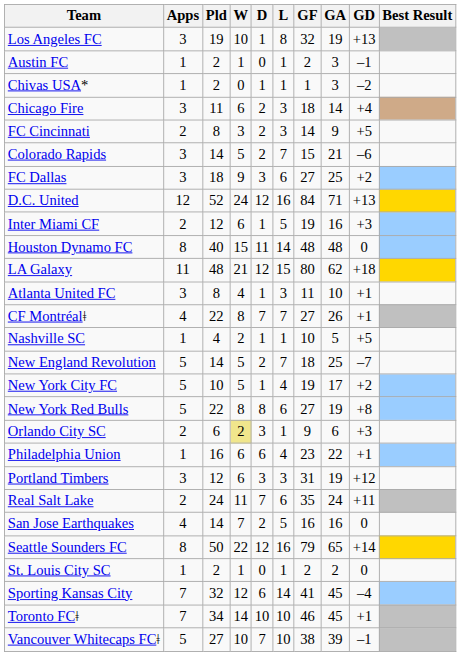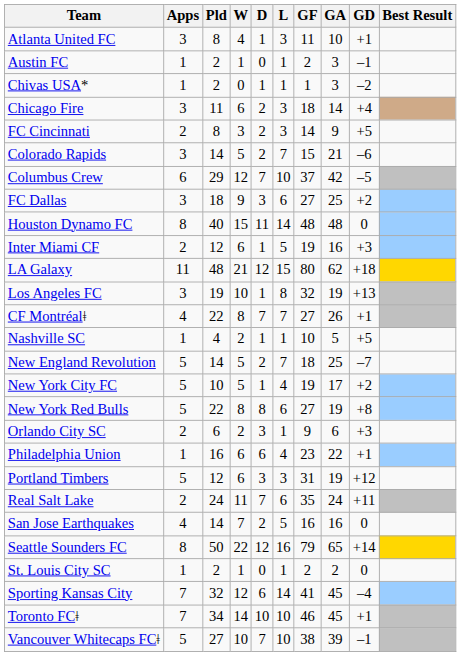rows swapped: (62, 293) <-> (55, 39)
+ row: (55, 177)
- row: (43, 200)
rows swapped: (70, 246) <-> (54, 223)
(241, 431) khaki background -> (241, 431) no background
(183, 477) 3 -> (183, 477) 5
